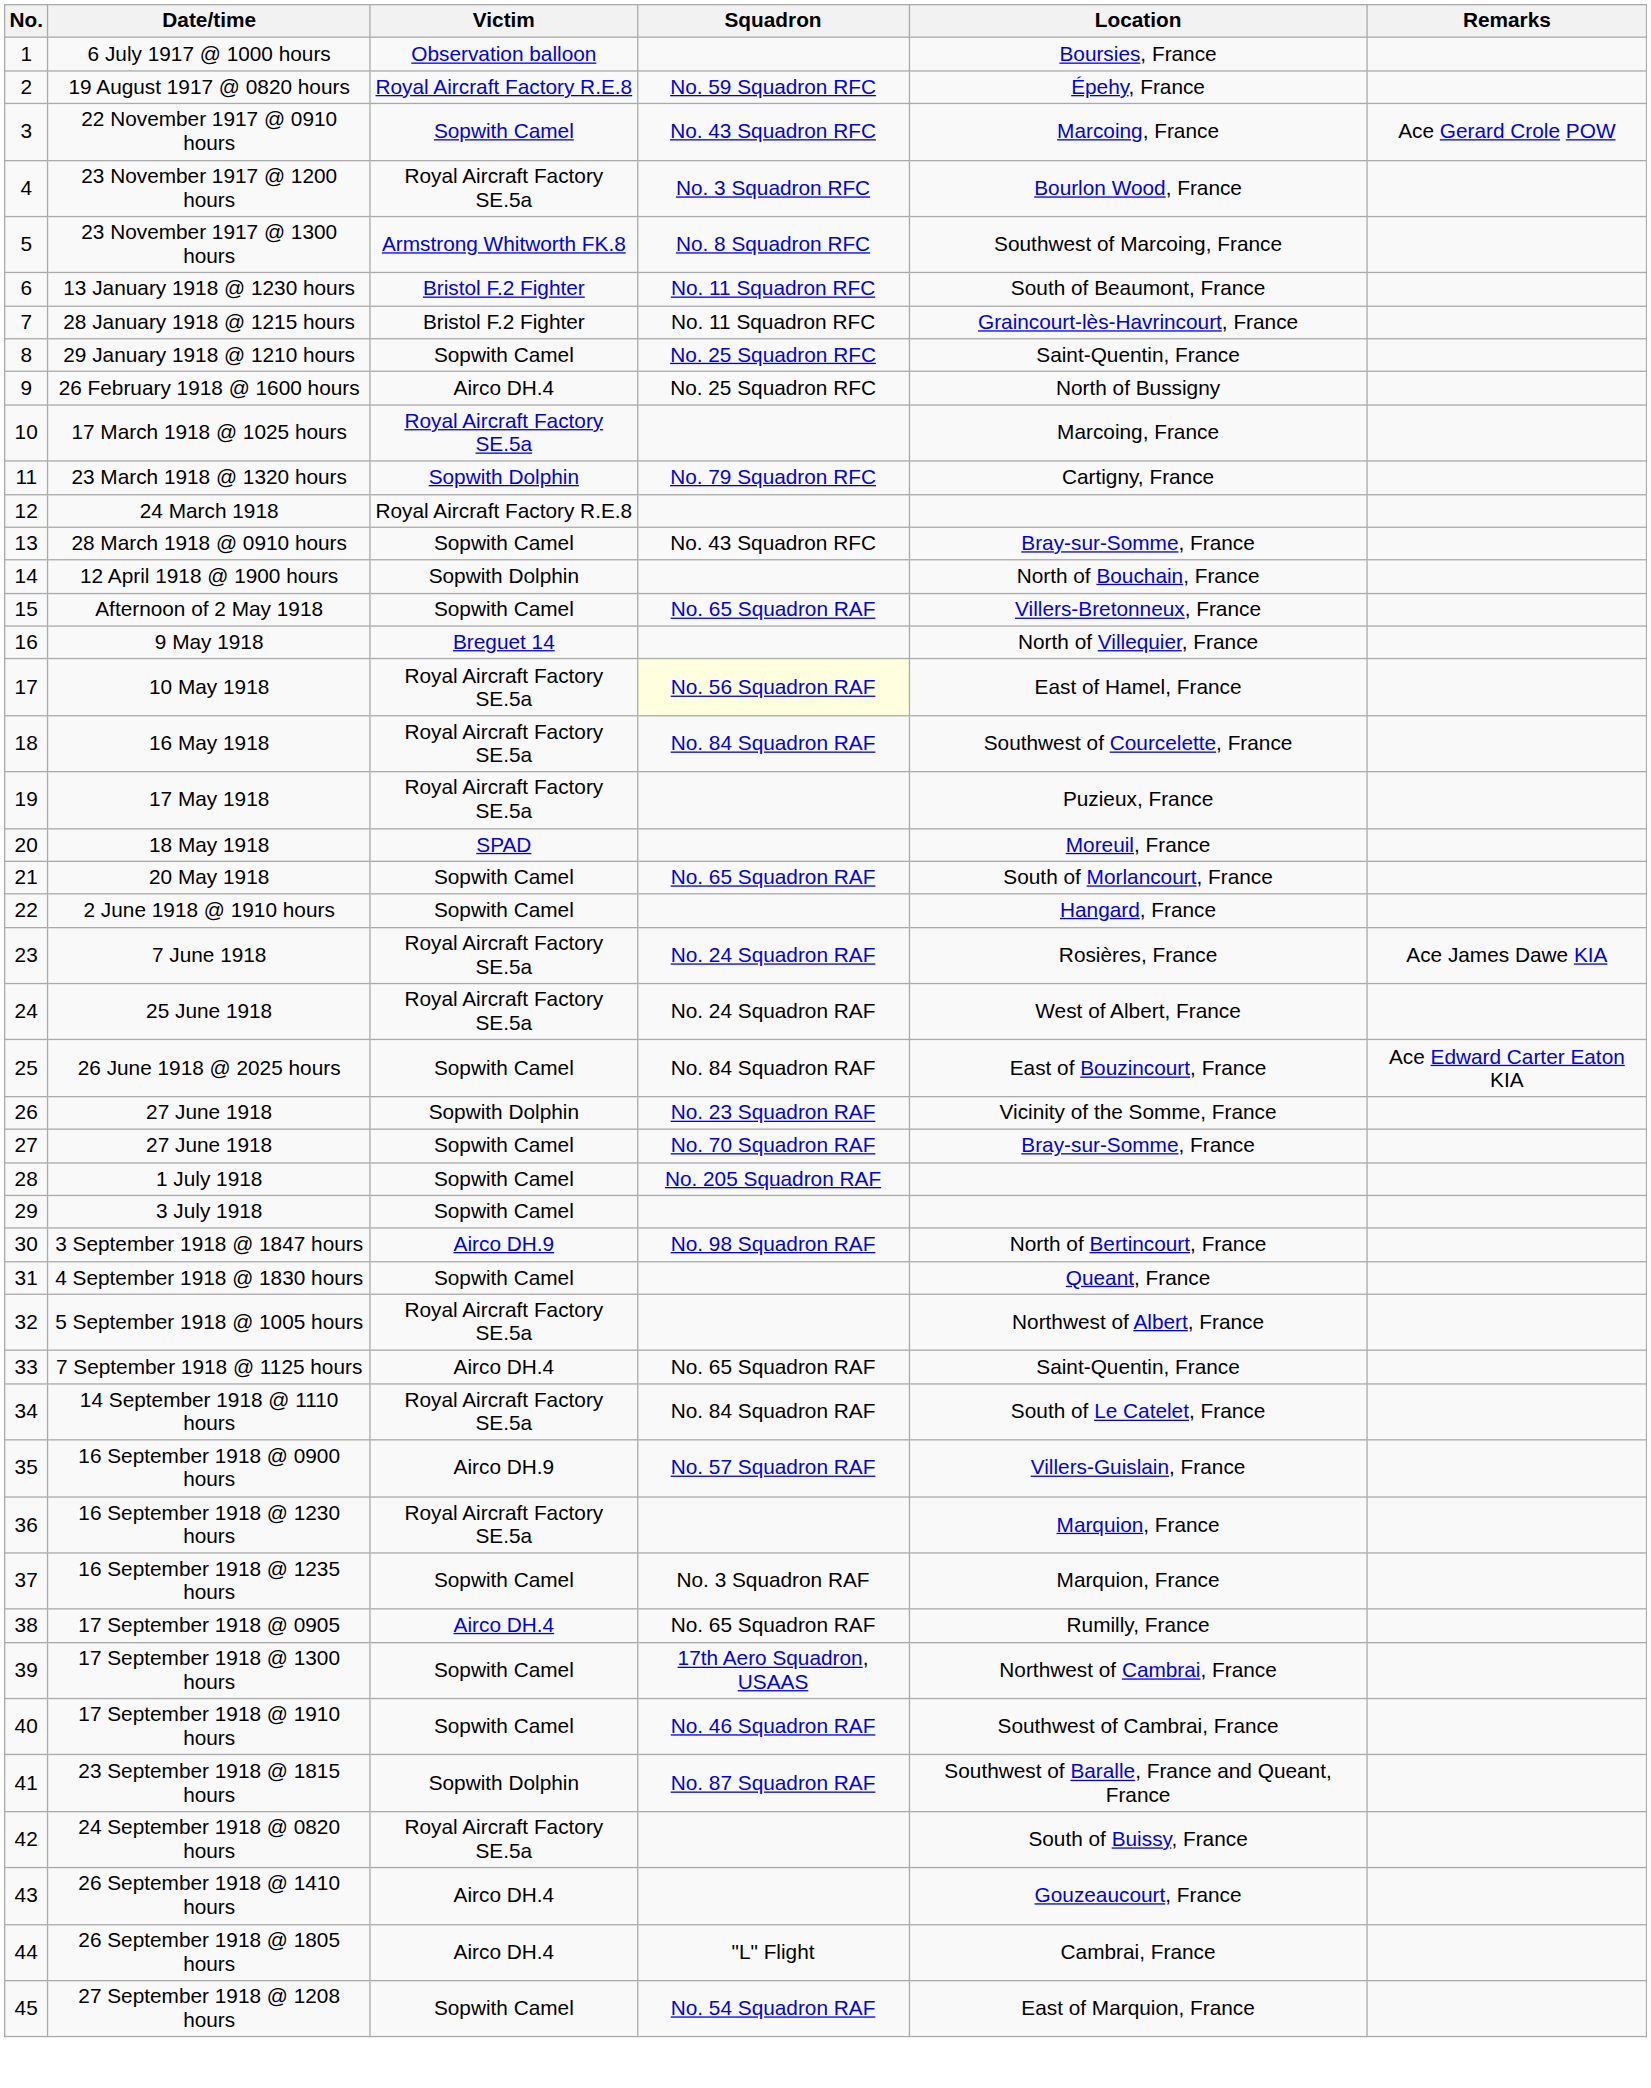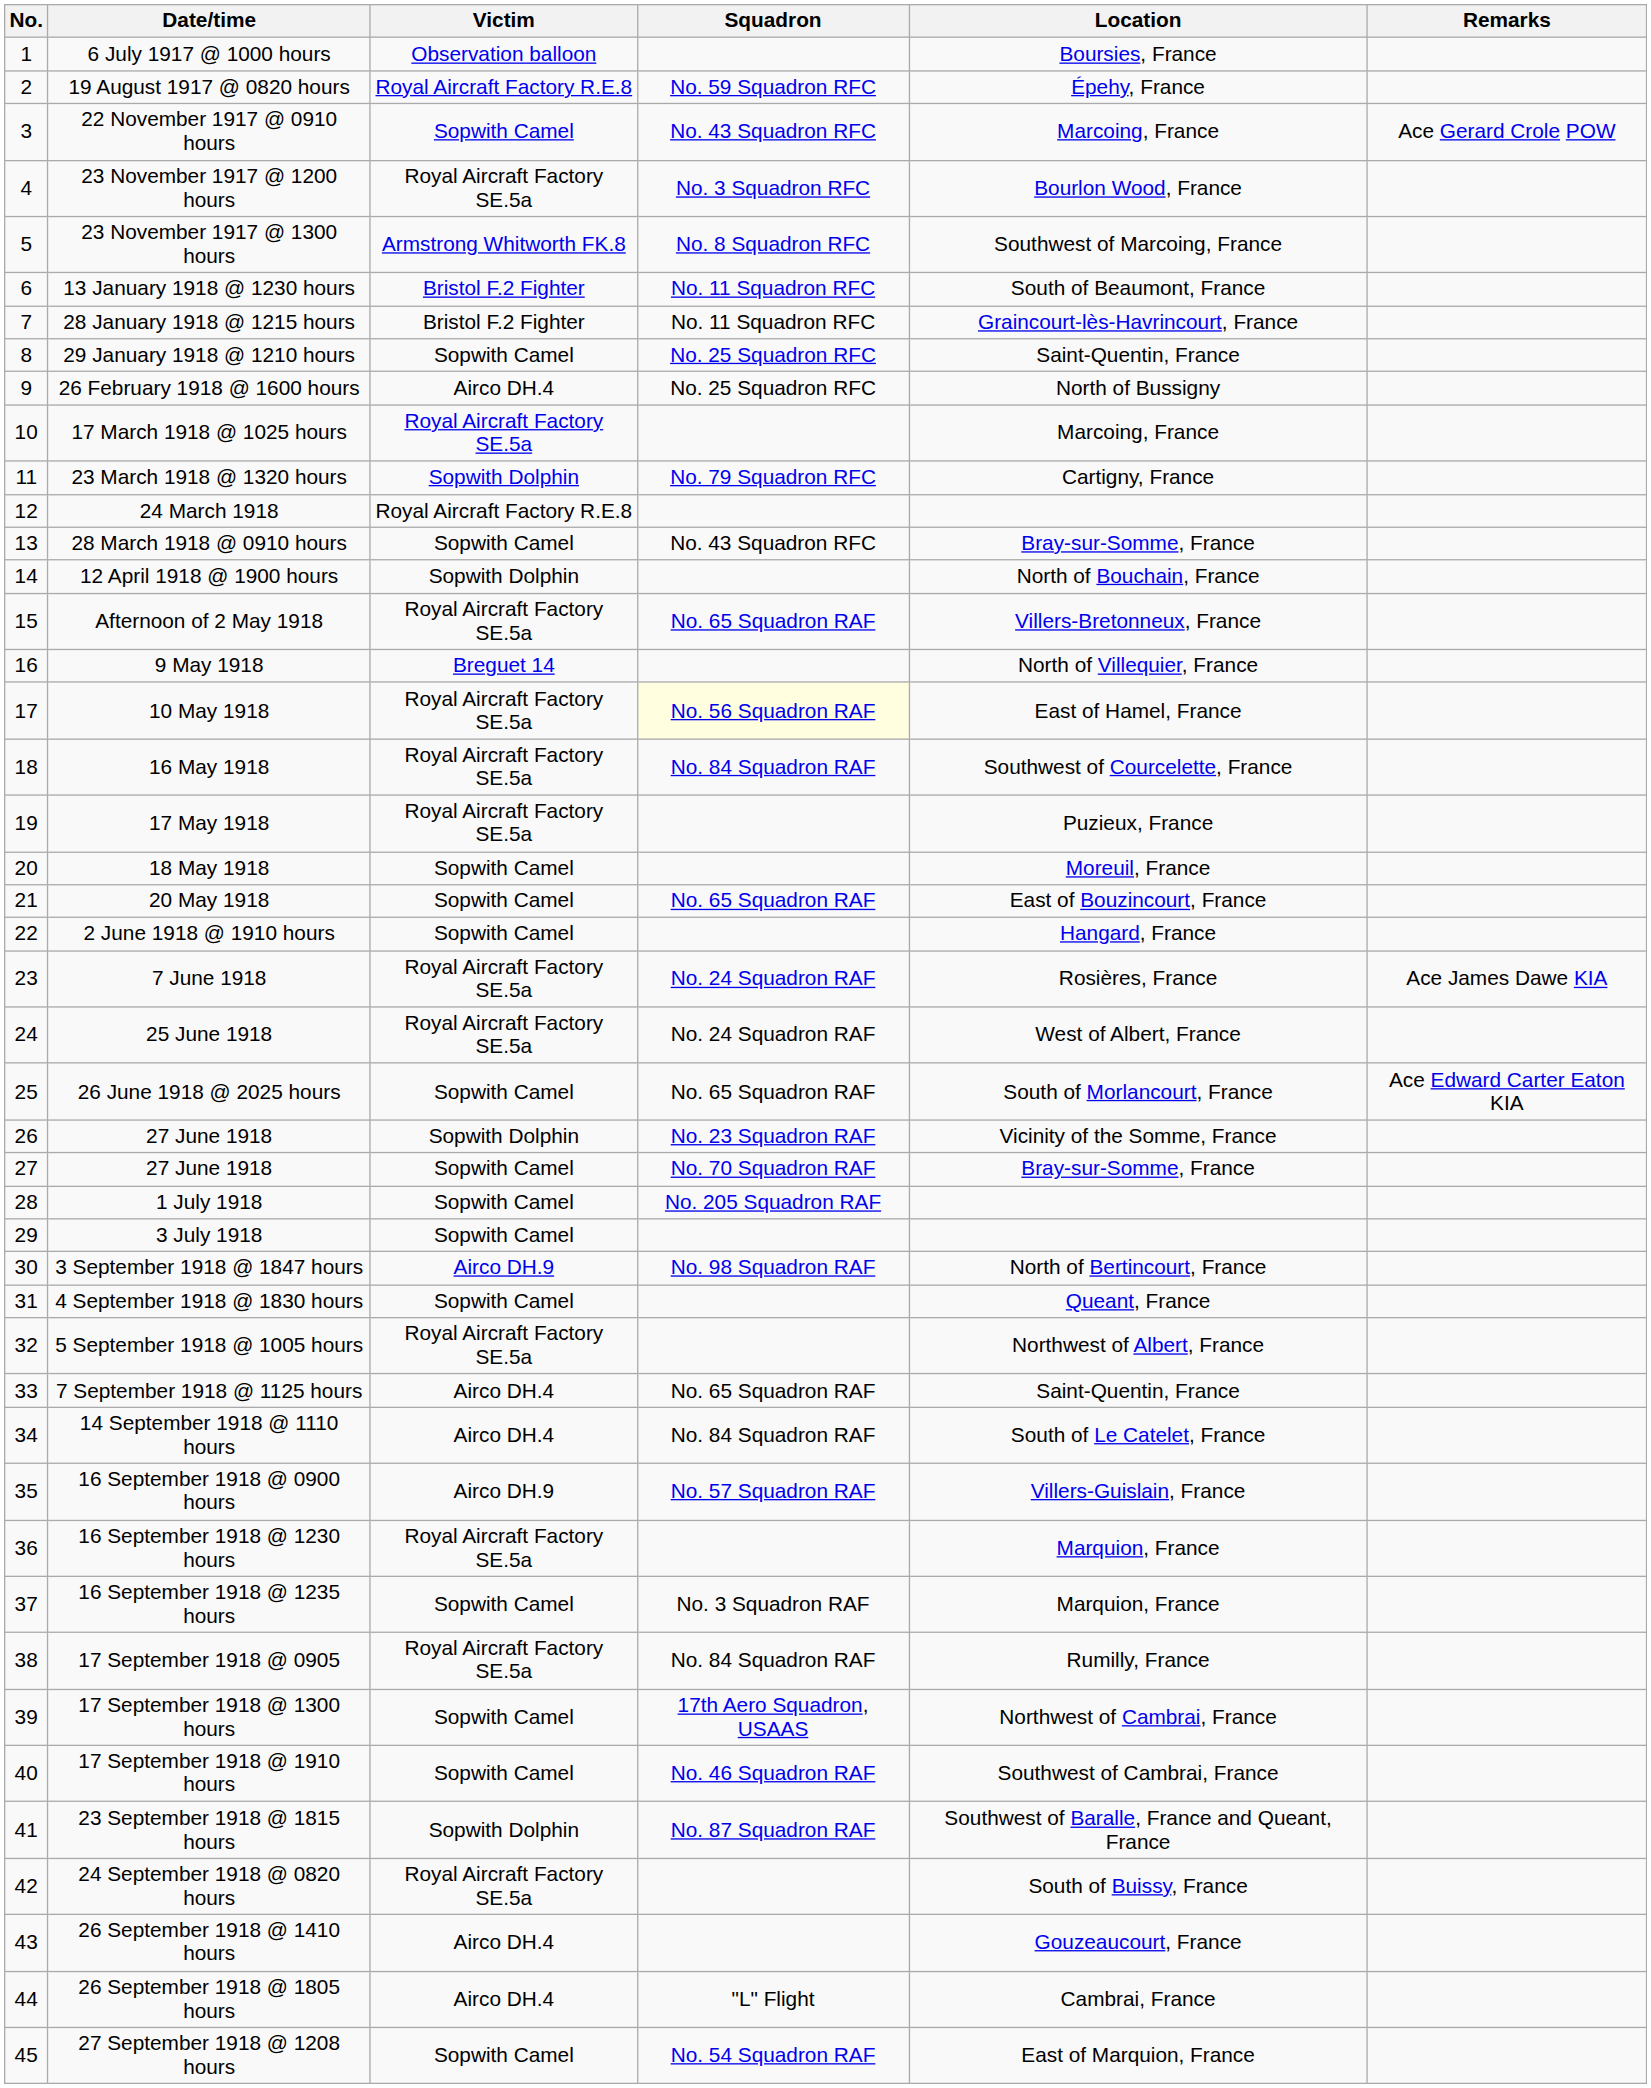(504, 609) Sopwith Camel -> (504, 621) Royal Aircraft Factory SE.5a
(504, 844) SPAD -> (504, 867) Sopwith Camel
(1138, 877) South of Morlancourt, France -> (1138, 900) East of Bouzincourt, France
(773, 1067) No. 84 Squadron RAF -> (773, 1091) No. 65 Squadron RAF
(1138, 1067) East of Bouzincourt, France -> (1138, 1091) South of Morlancourt, France
(504, 1411) Royal Aircraft Factory SE.5a -> (504, 1435) Airco DH.4
(504, 1625) Airco DH.4 -> (504, 1660) Royal Aircraft Factory SE.5a
(773, 1625) No. 65 Squadron RAF -> (773, 1660) No. 84 Squadron RAF
